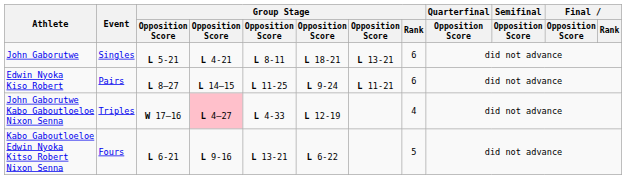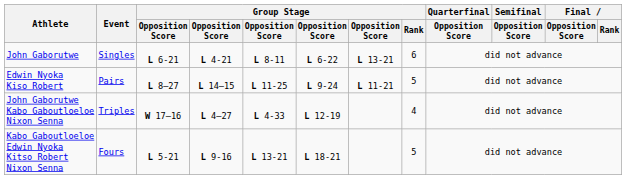(163, 61) L 5-21 -> (163, 61) L 6-21
(322, 61) L 18-21 -> (322, 61) L 6-22
(414, 81) 6 -> (414, 81) 5
(216, 116) pink background -> (216, 116) no background
(163, 157) L 6-21 -> (163, 157) L 5-21
(322, 157) L 6-22 -> (322, 157) L 18-21
